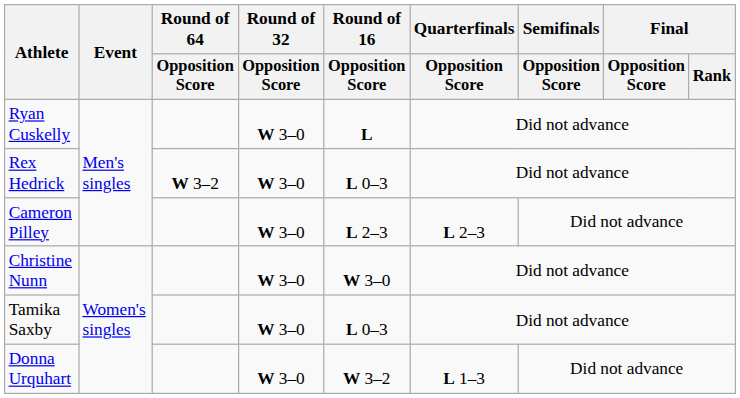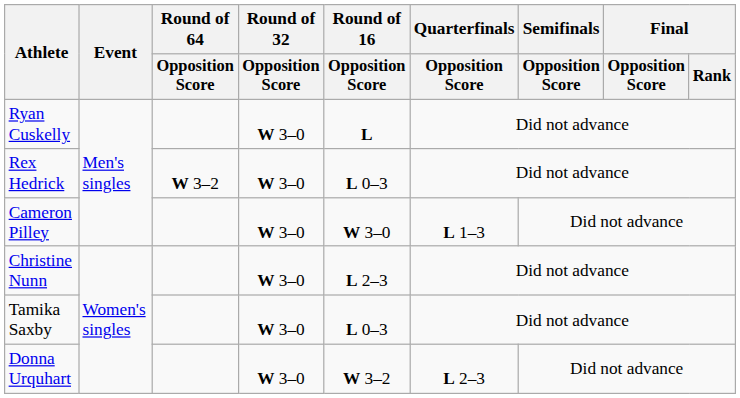(367, 232) L 2–3 -> (367, 232) W 3–0
(464, 232) L 2–3 -> (464, 232) L 1–3
(367, 281) W 3–0 -> (367, 281) L 2–3
(464, 379) L 1–3 -> (464, 379) L 2–3
